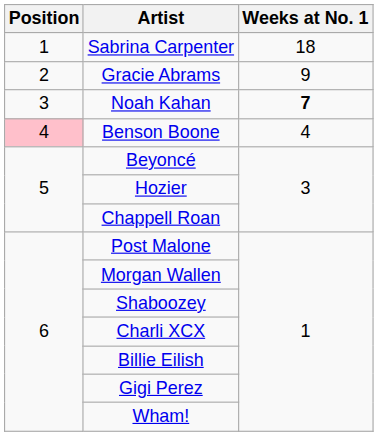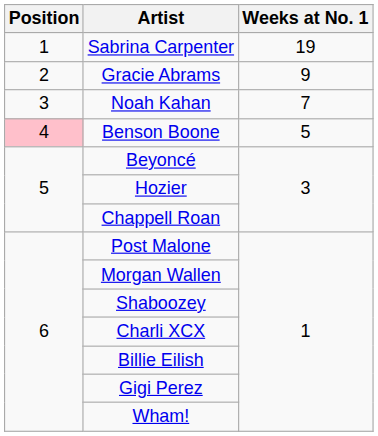(305, 47) 18 -> (305, 47) 19
(305, 103) bold -> (305, 103) normal
(305, 132) 4 -> (305, 132) 5
